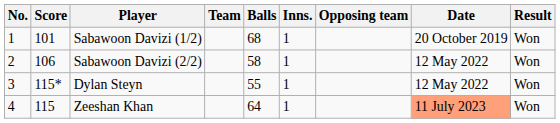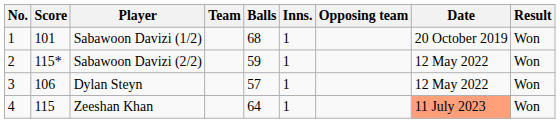(45, 61) 106 -> (48, 61) 115*
(254, 61) 58 -> (254, 61) 59
(48, 84) 115* -> (45, 84) 106
(254, 84) 55 -> (254, 84) 57
